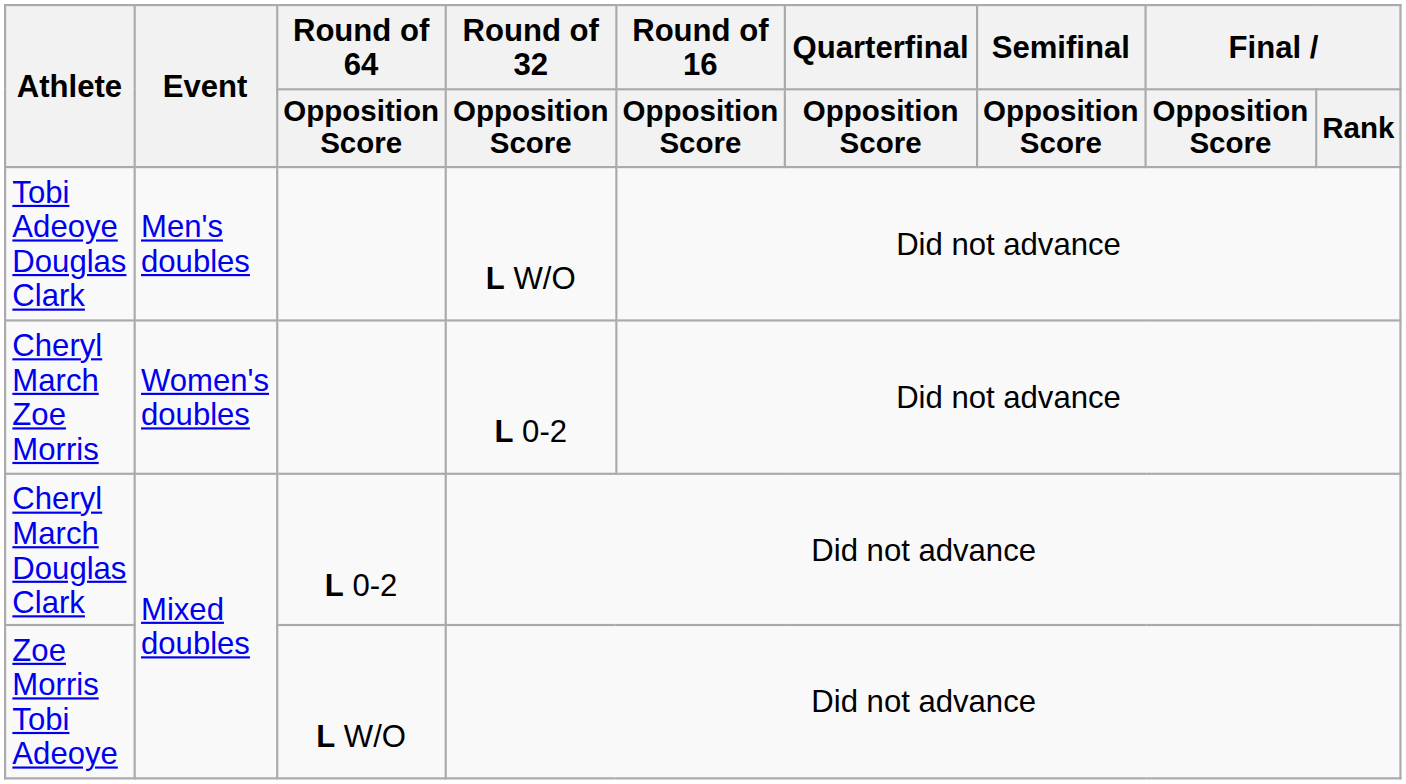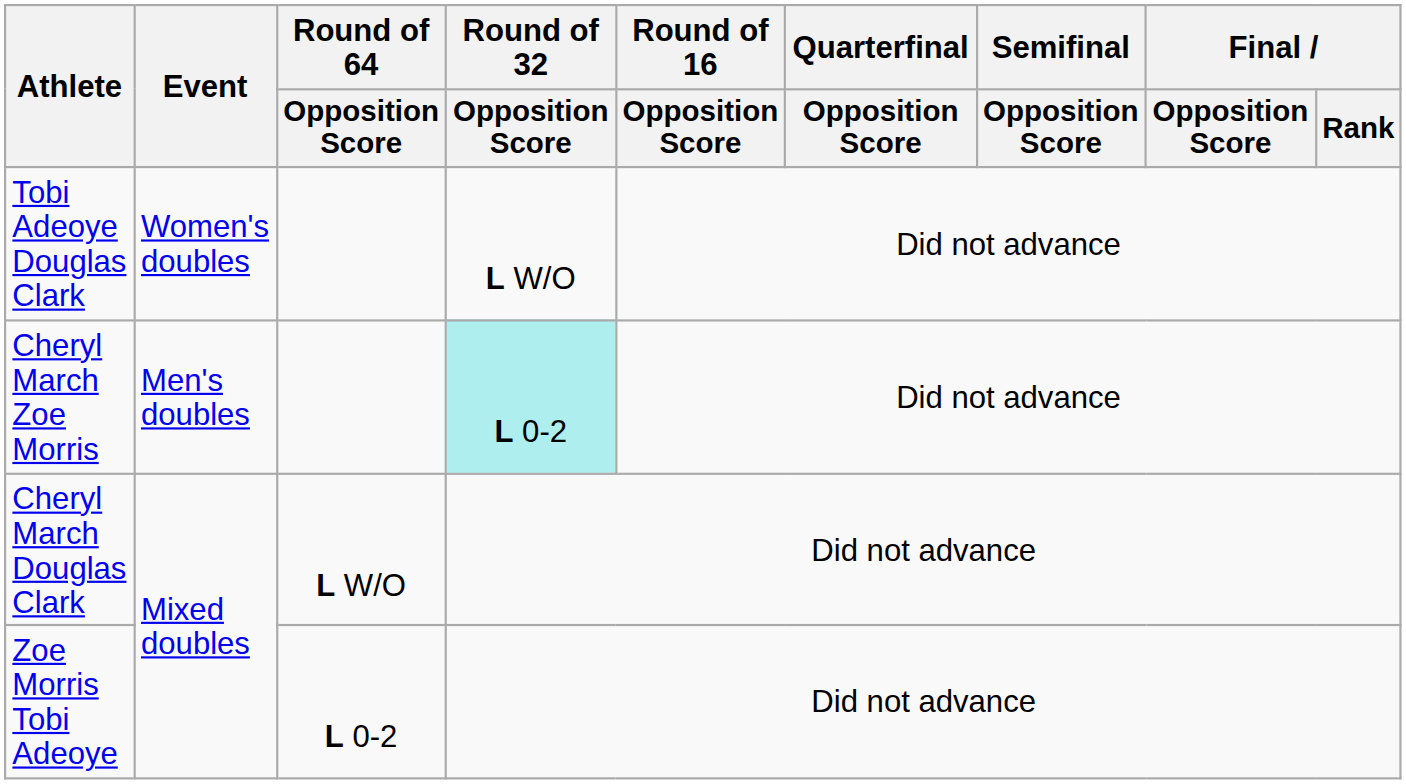(195, 244) Men's doubles -> (205, 244) Women's doubles
(205, 397) Women's doubles -> (195, 397) Men's doubles
(531, 432) no background -> (531, 432) paleturquoise background
(361, 585) L 0-2 -> (361, 585) L W/O
(361, 737) L W/O -> (361, 737) L 0-2
